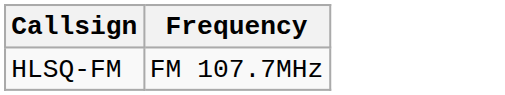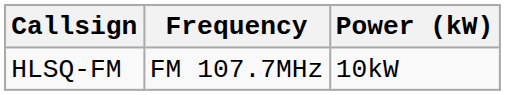+ column: (415, 26)
